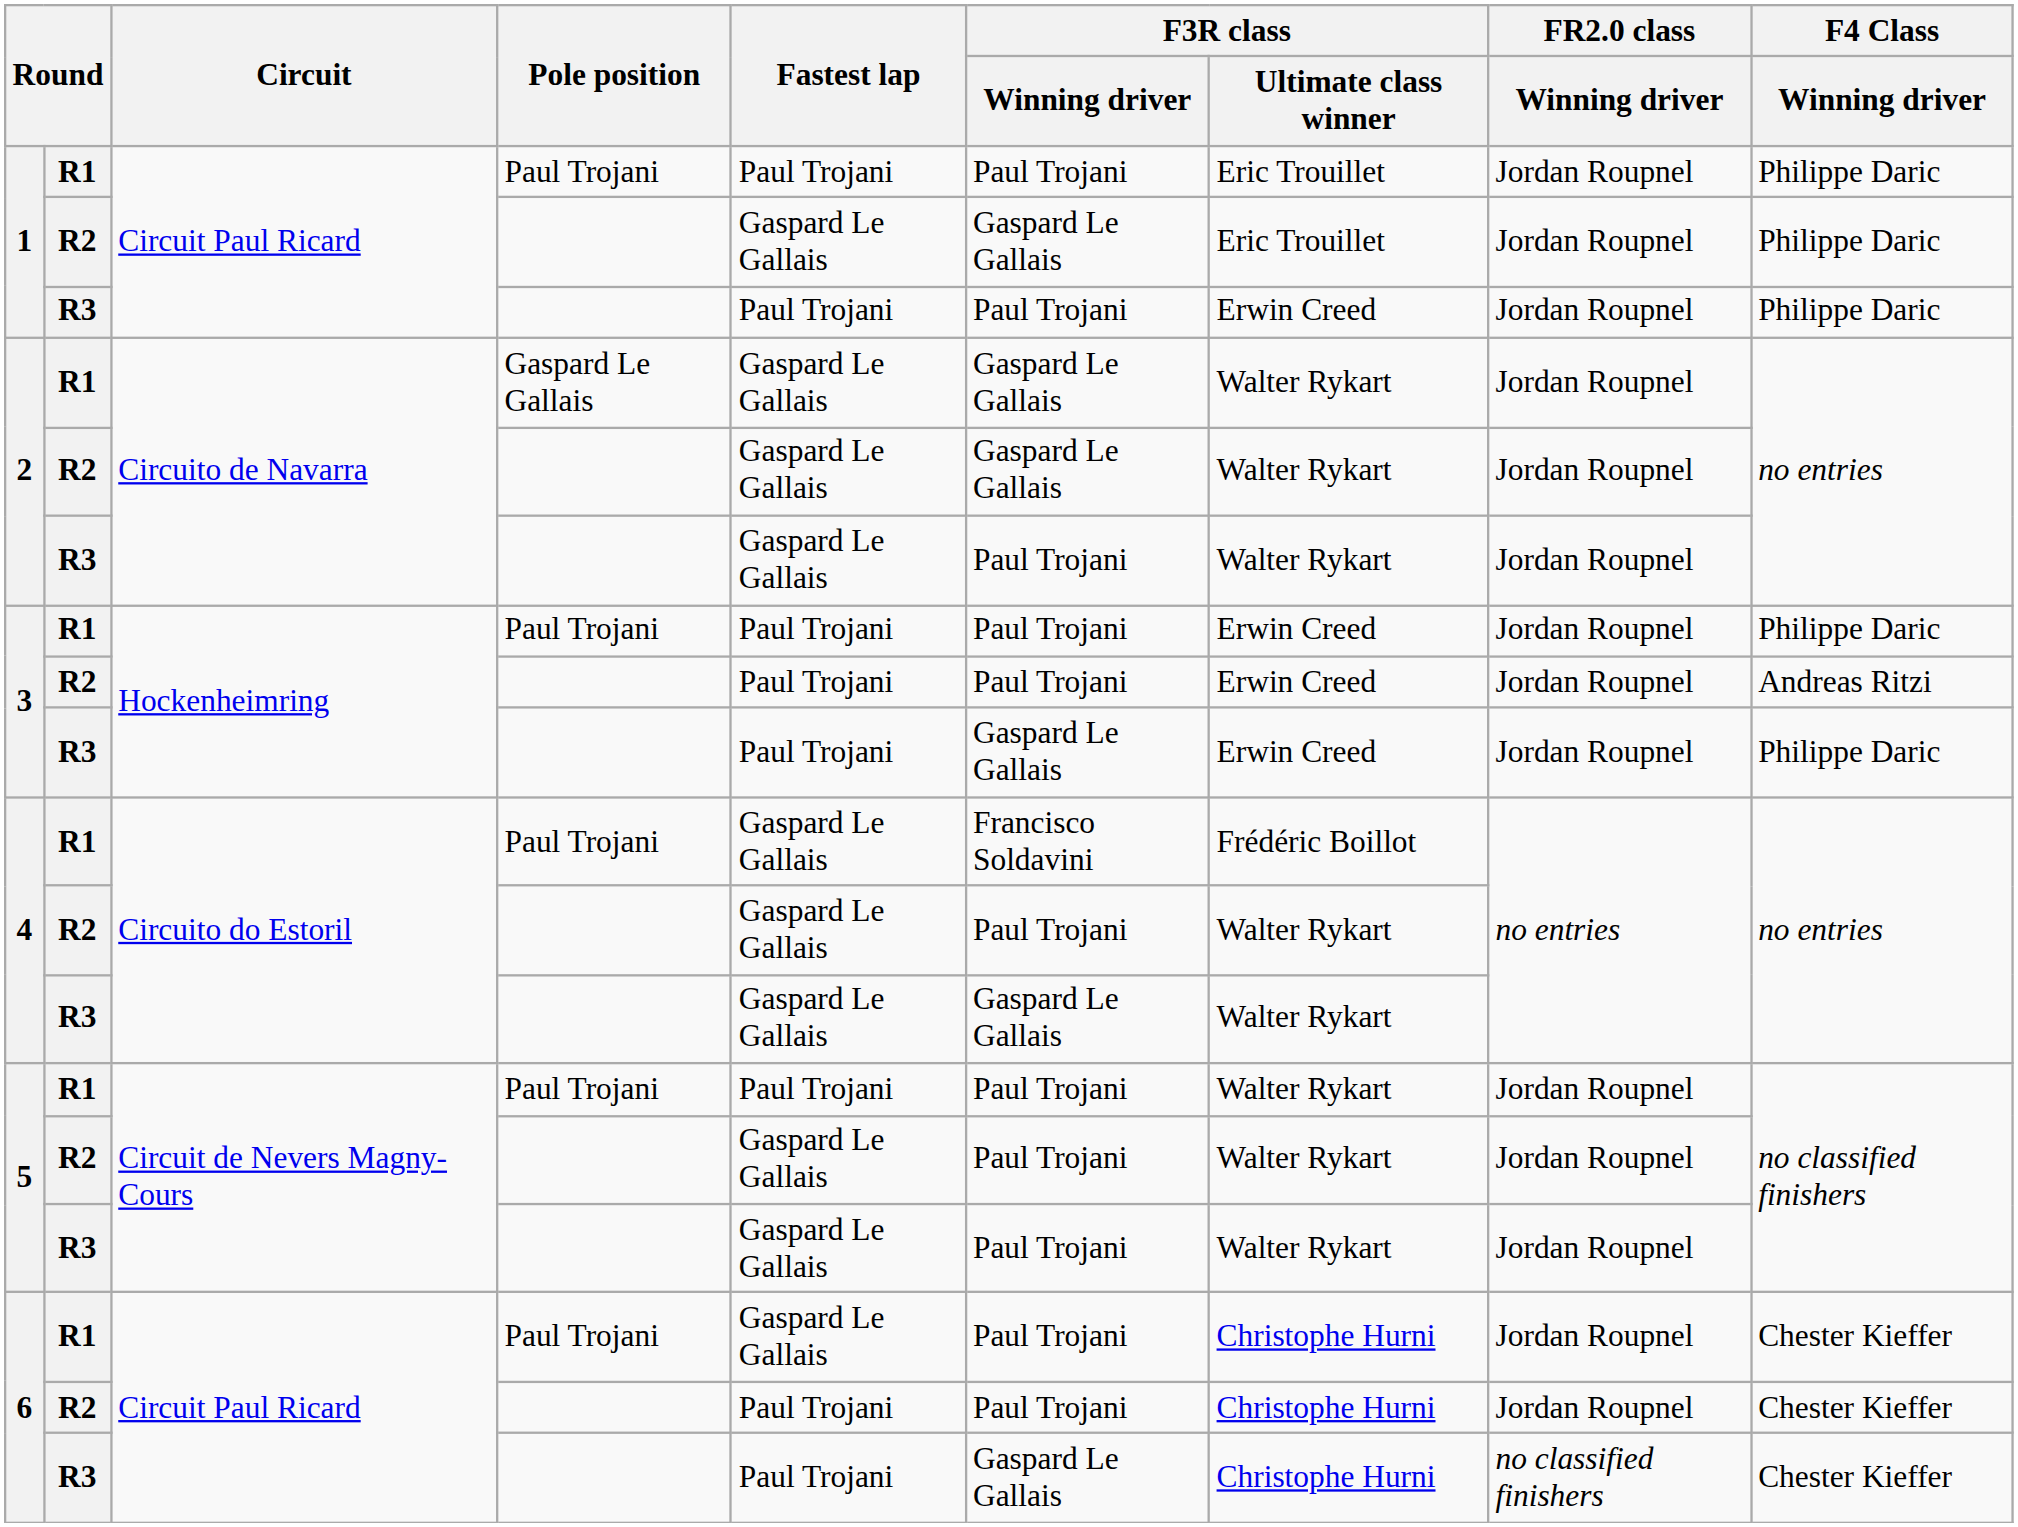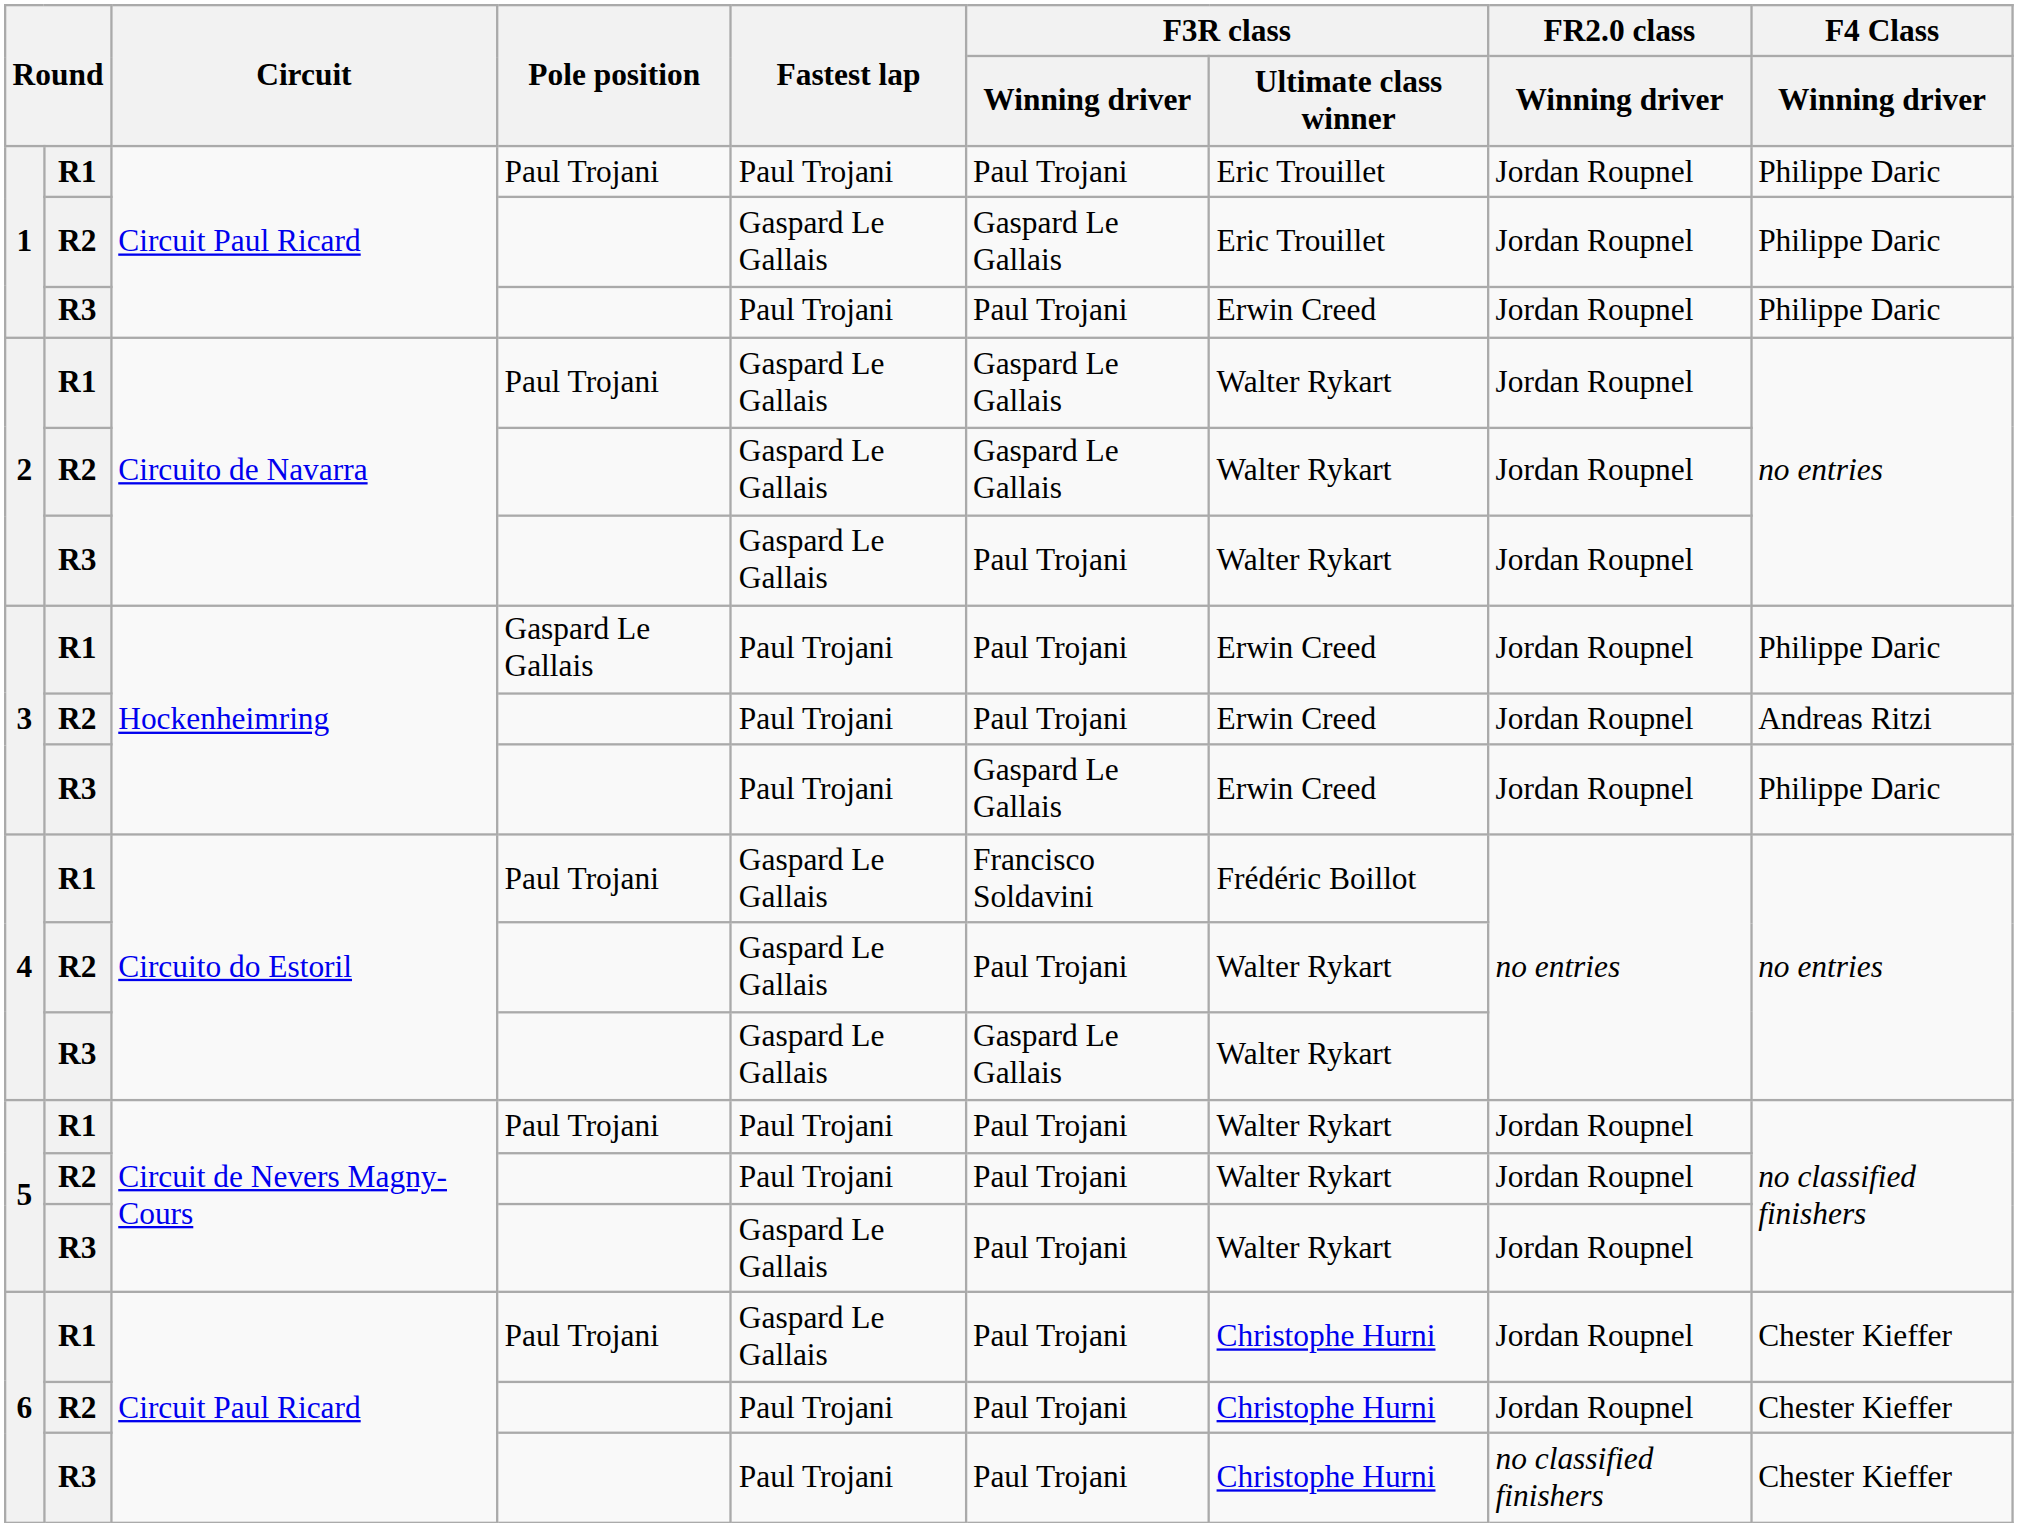(577, 381) Gaspard Le Gallais -> (582, 381) Paul Trojani
(582, 629) Paul Trojani -> (577, 647) Gaspard Le Gallais
(812, 1158) Gaspard Le Gallais -> (816, 1177) Paul Trojani
(1046, 1476) Gaspard Le Gallais -> (1050, 1476) Paul Trojani
